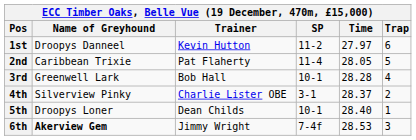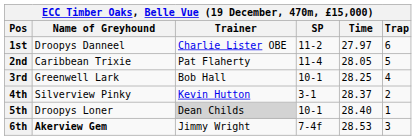(214, 45) Kevin Hutton -> (232, 45) Charlie Lister OBE
(357, 78) 28.28 -> (357, 78) 28.25
(232, 94) Charlie Lister OBE -> (214, 94) Kevin Hutton
(211, 110) no background -> (211, 110) lightgrey background
